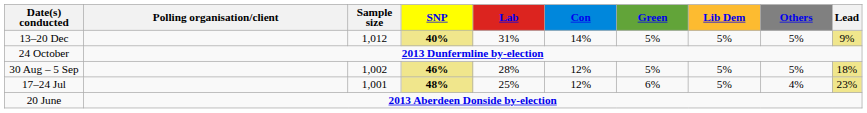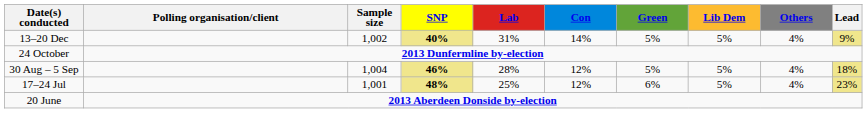(374, 38) 1,012 -> (374, 38) 1,002
(796, 38) 5% -> (796, 38) 4%
(374, 69) 1,002 -> (374, 69) 1,004
(796, 69) 5% -> (796, 69) 4%
